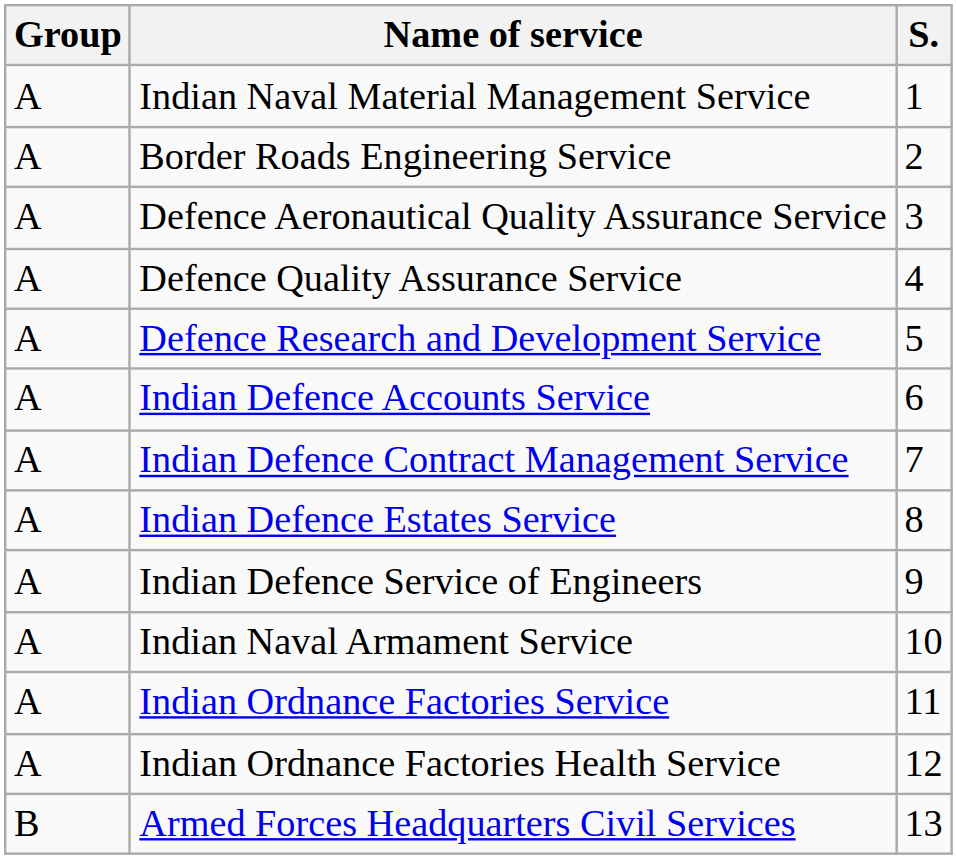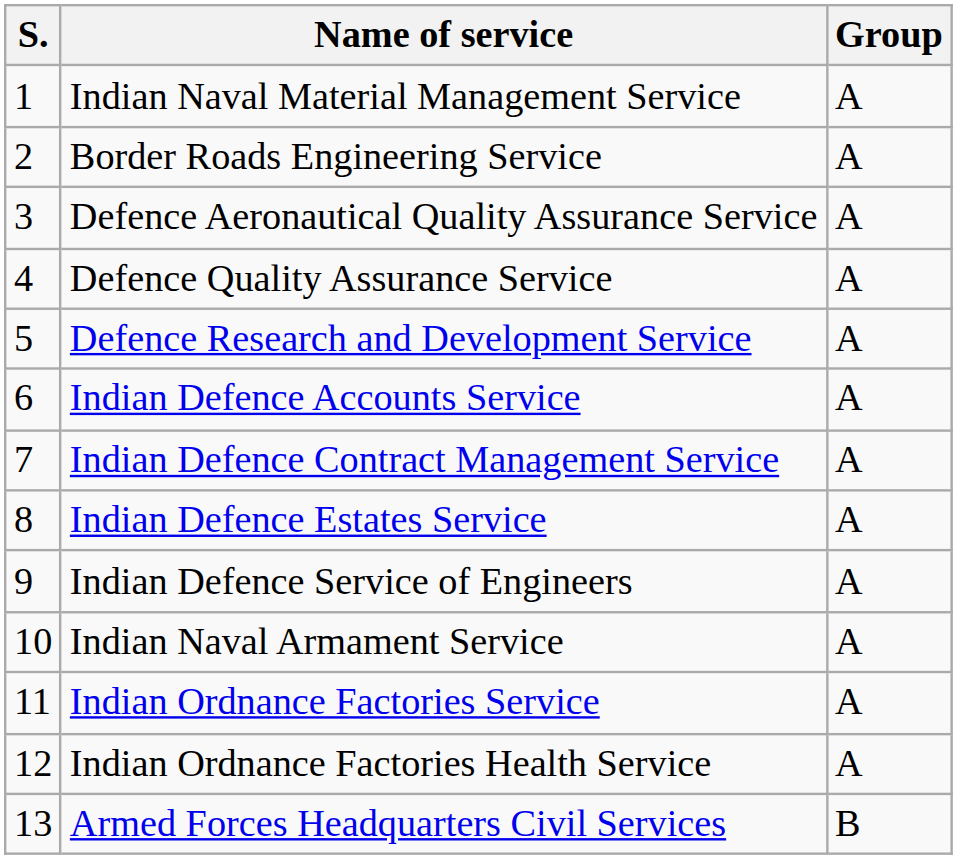columns swapped: (924, 34) <-> (68, 34)
